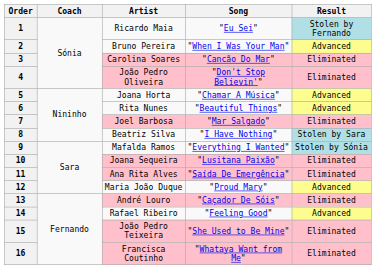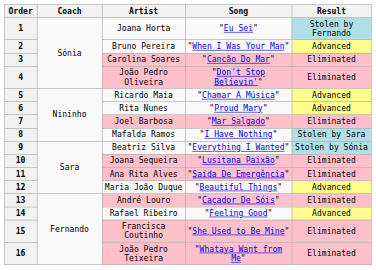(144, 29) Ricardo Maia -> (144, 29) Joana Horta
(144, 95) Joana Horta -> (144, 95) Ricardo Maia
(238, 108) "Beautiful Things" -> (238, 108) "Proud Mary"
(144, 135) Beatriz Silva -> (144, 135) Mafalda Ramos
(144, 148) Mafalda Ramos -> (144, 148) Beatriz Silva
(238, 187) "Proud Mary" -> (238, 187) "Beautiful Things"
(144, 231) João Pedro Teixeira -> (144, 231) Francisca Coutinho
(144, 254) Francisca Coutinho -> (144, 254) João Pedro Teixeira
